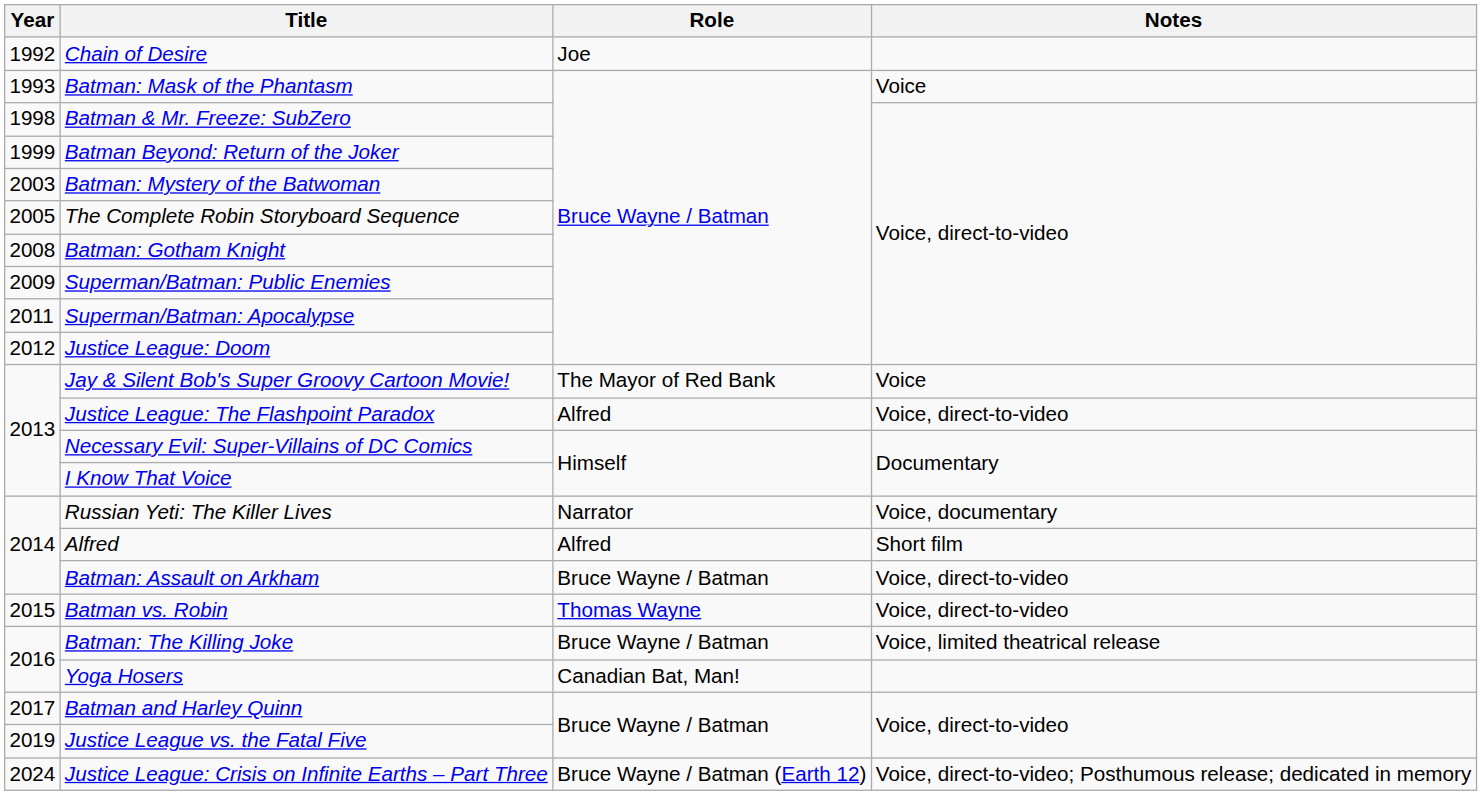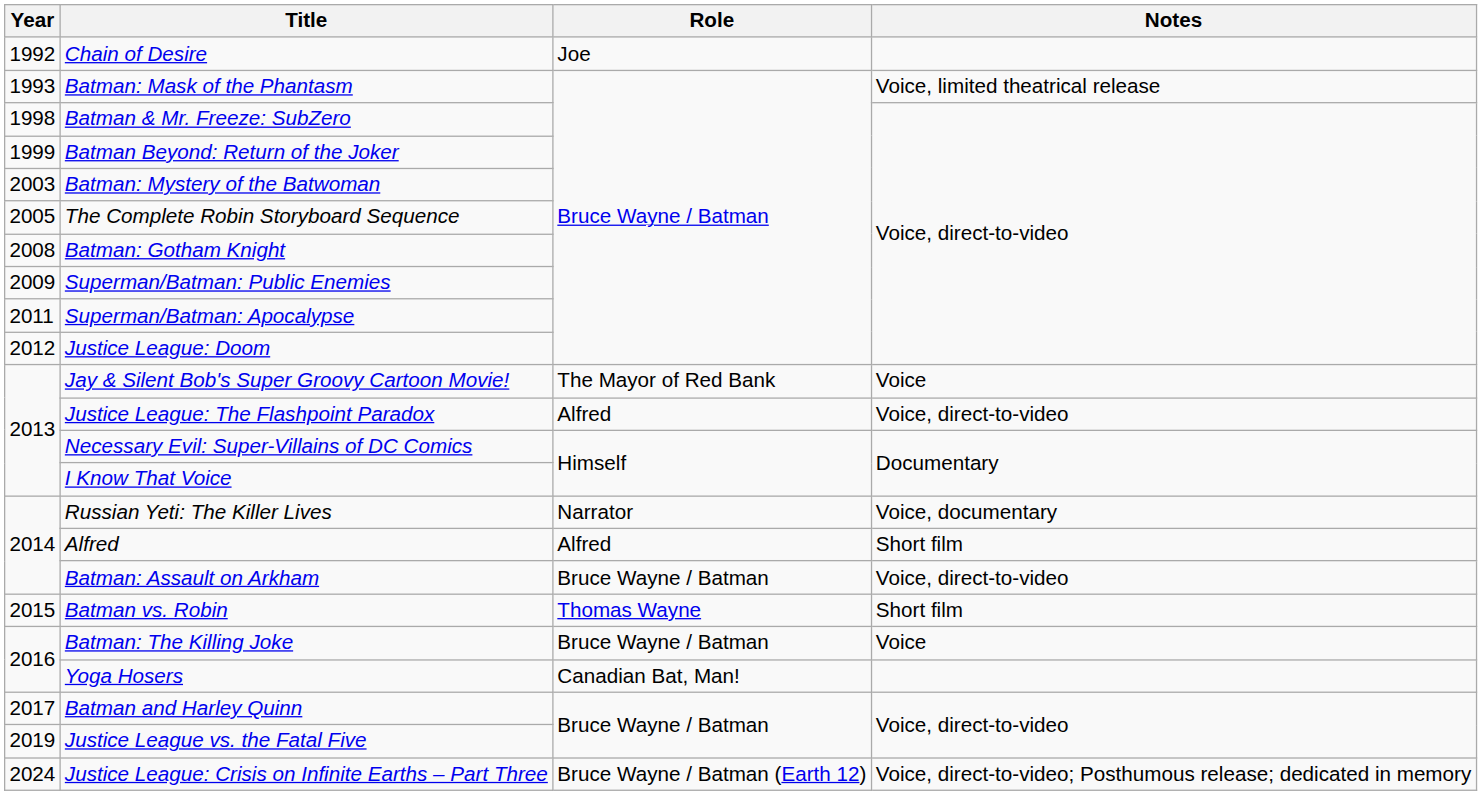(901, 86) Voice -> (1018, 86) Voice, limited theatrical release
(972, 610) Voice, direct-to-video -> (919, 610) Short film
(1018, 642) Voice, limited theatrical release -> (901, 642) Voice
